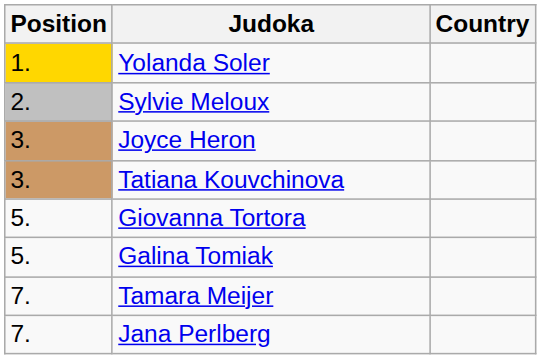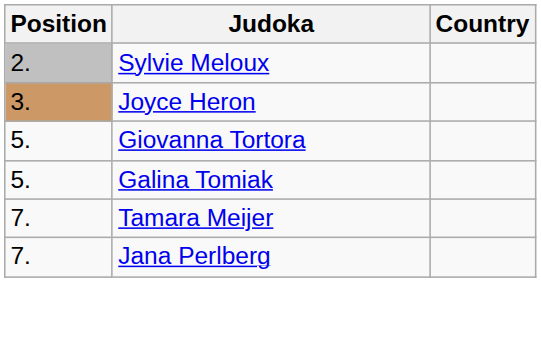- row: (194, 62)
- row: (231, 179)
